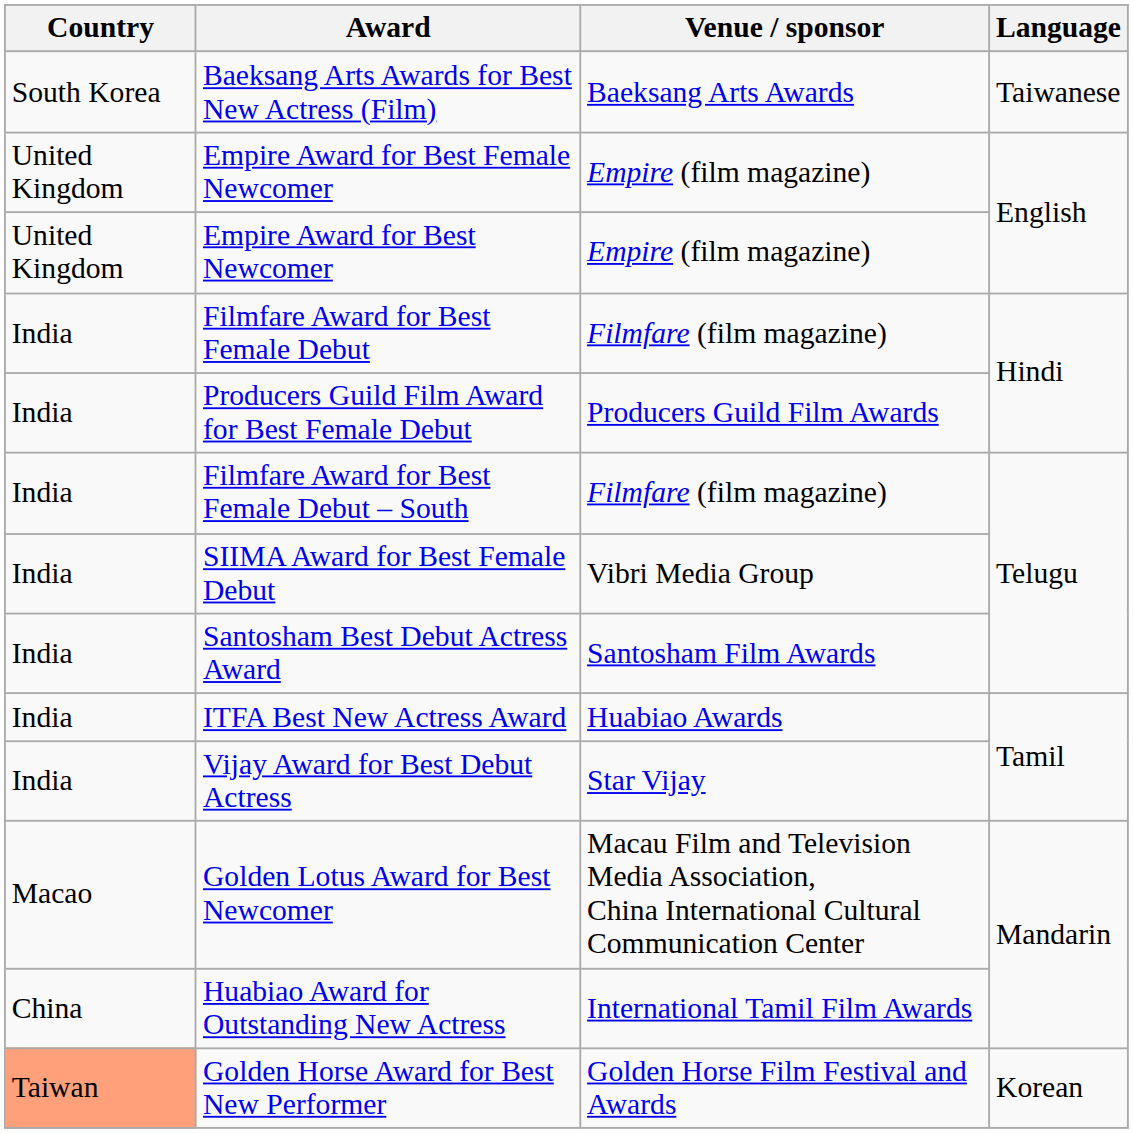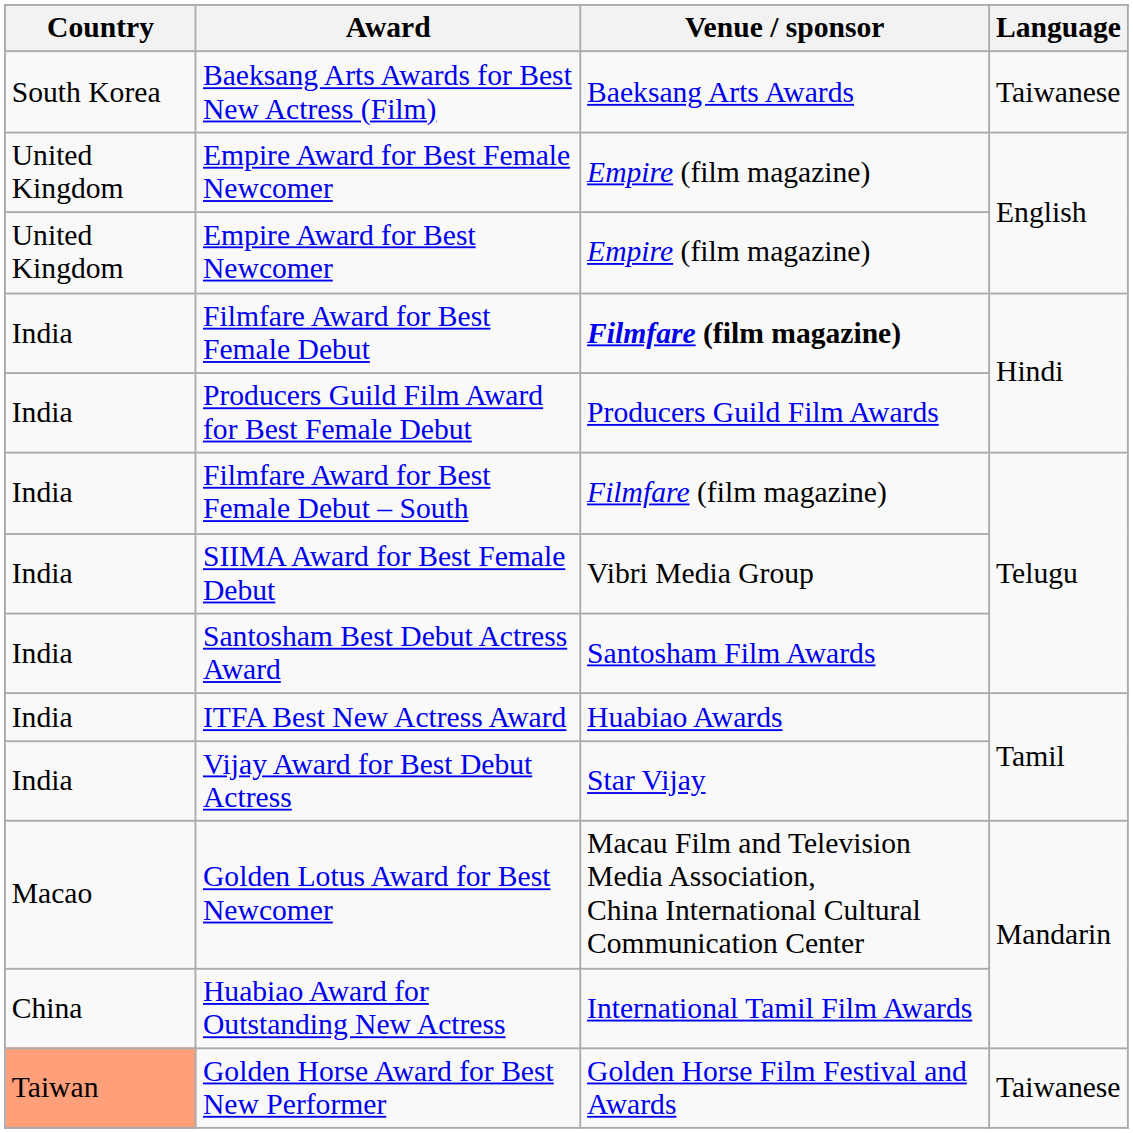(737, 332) normal -> (744, 332) bold
(1040, 1087) Korean -> (1058, 1087) Taiwanese
